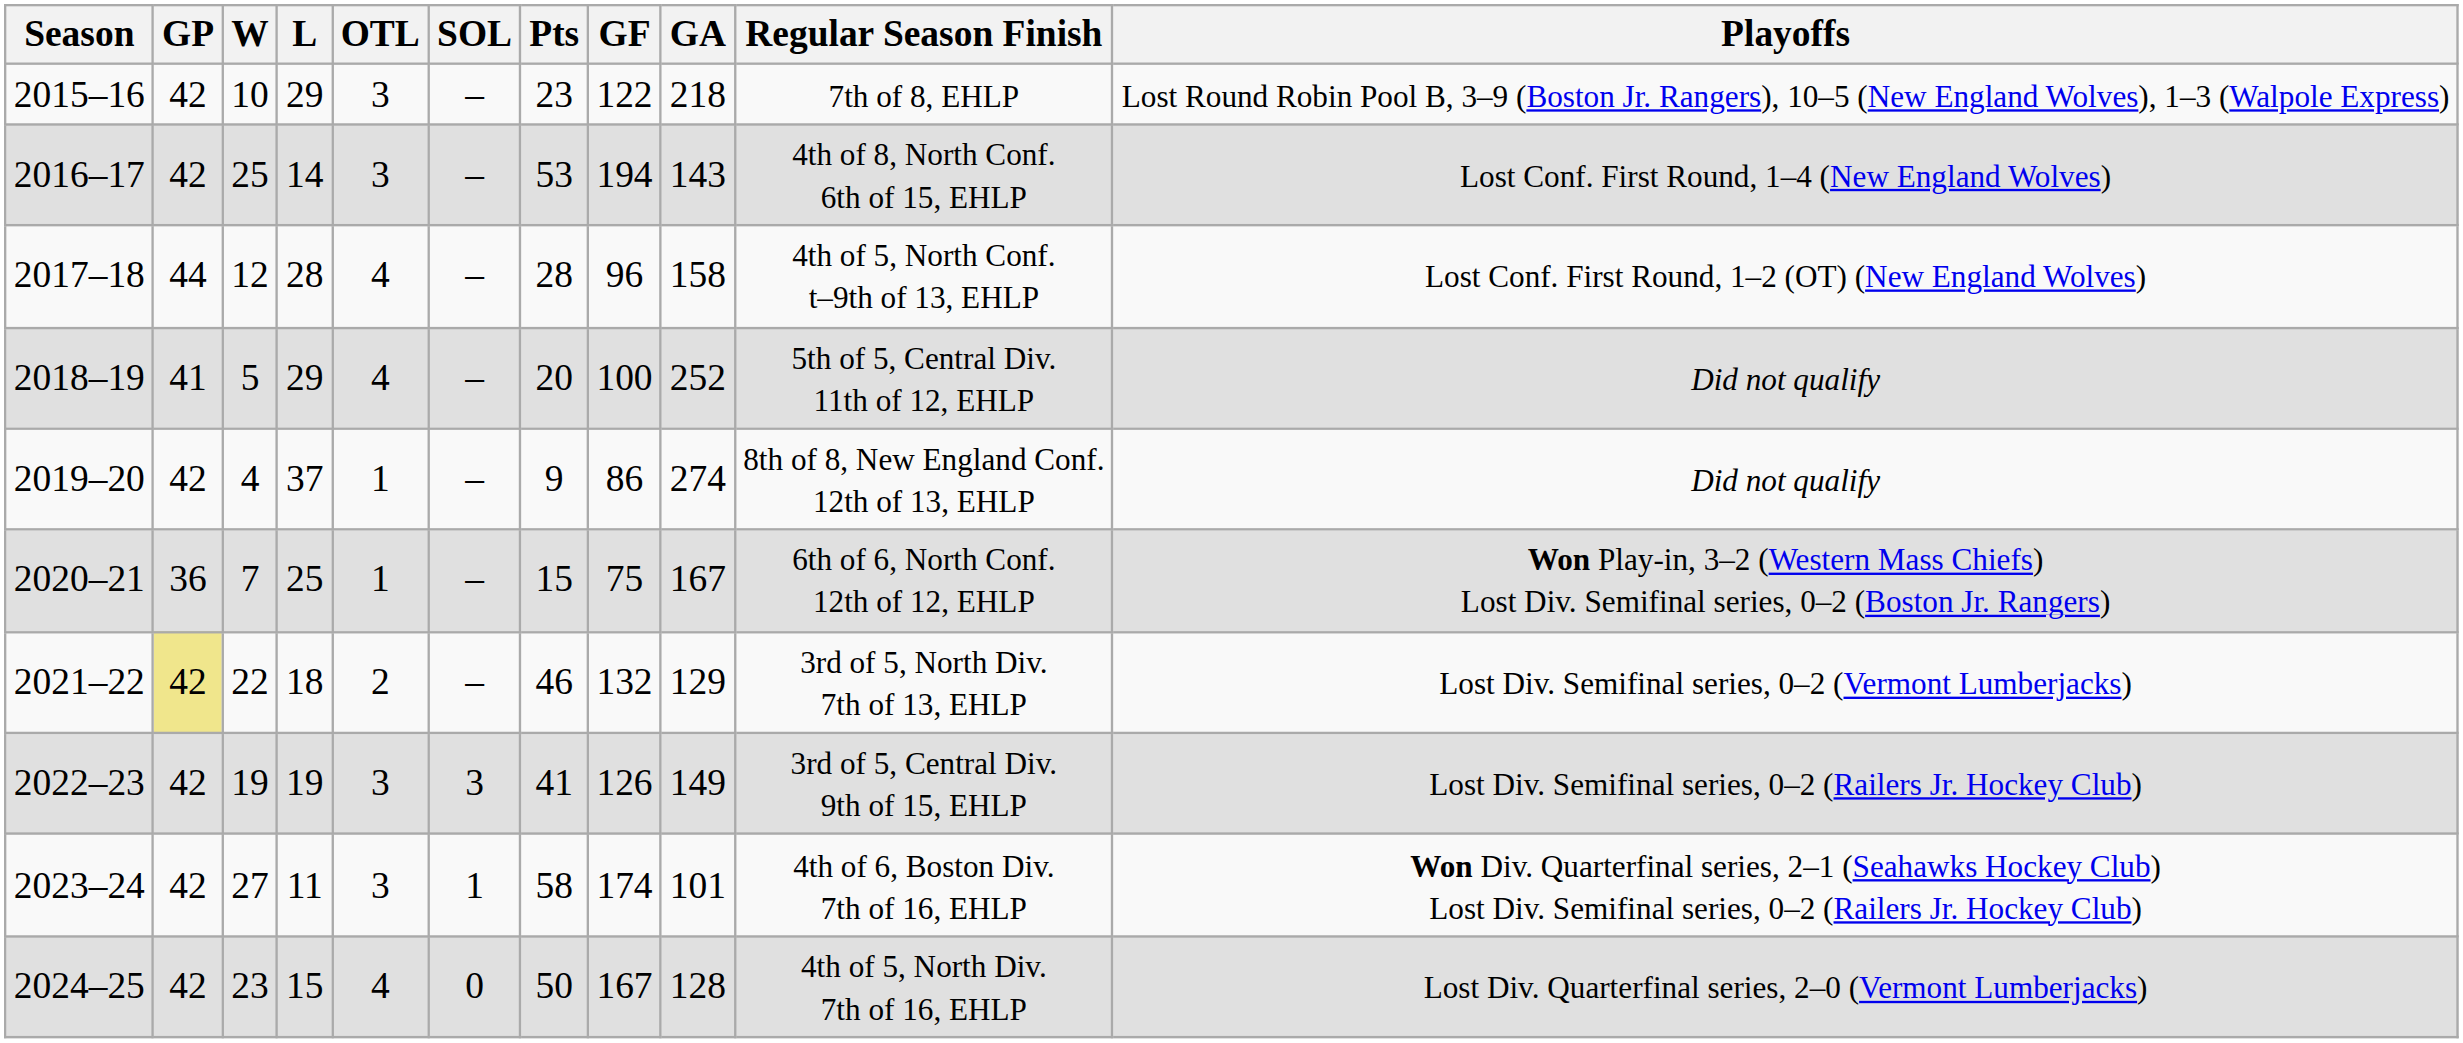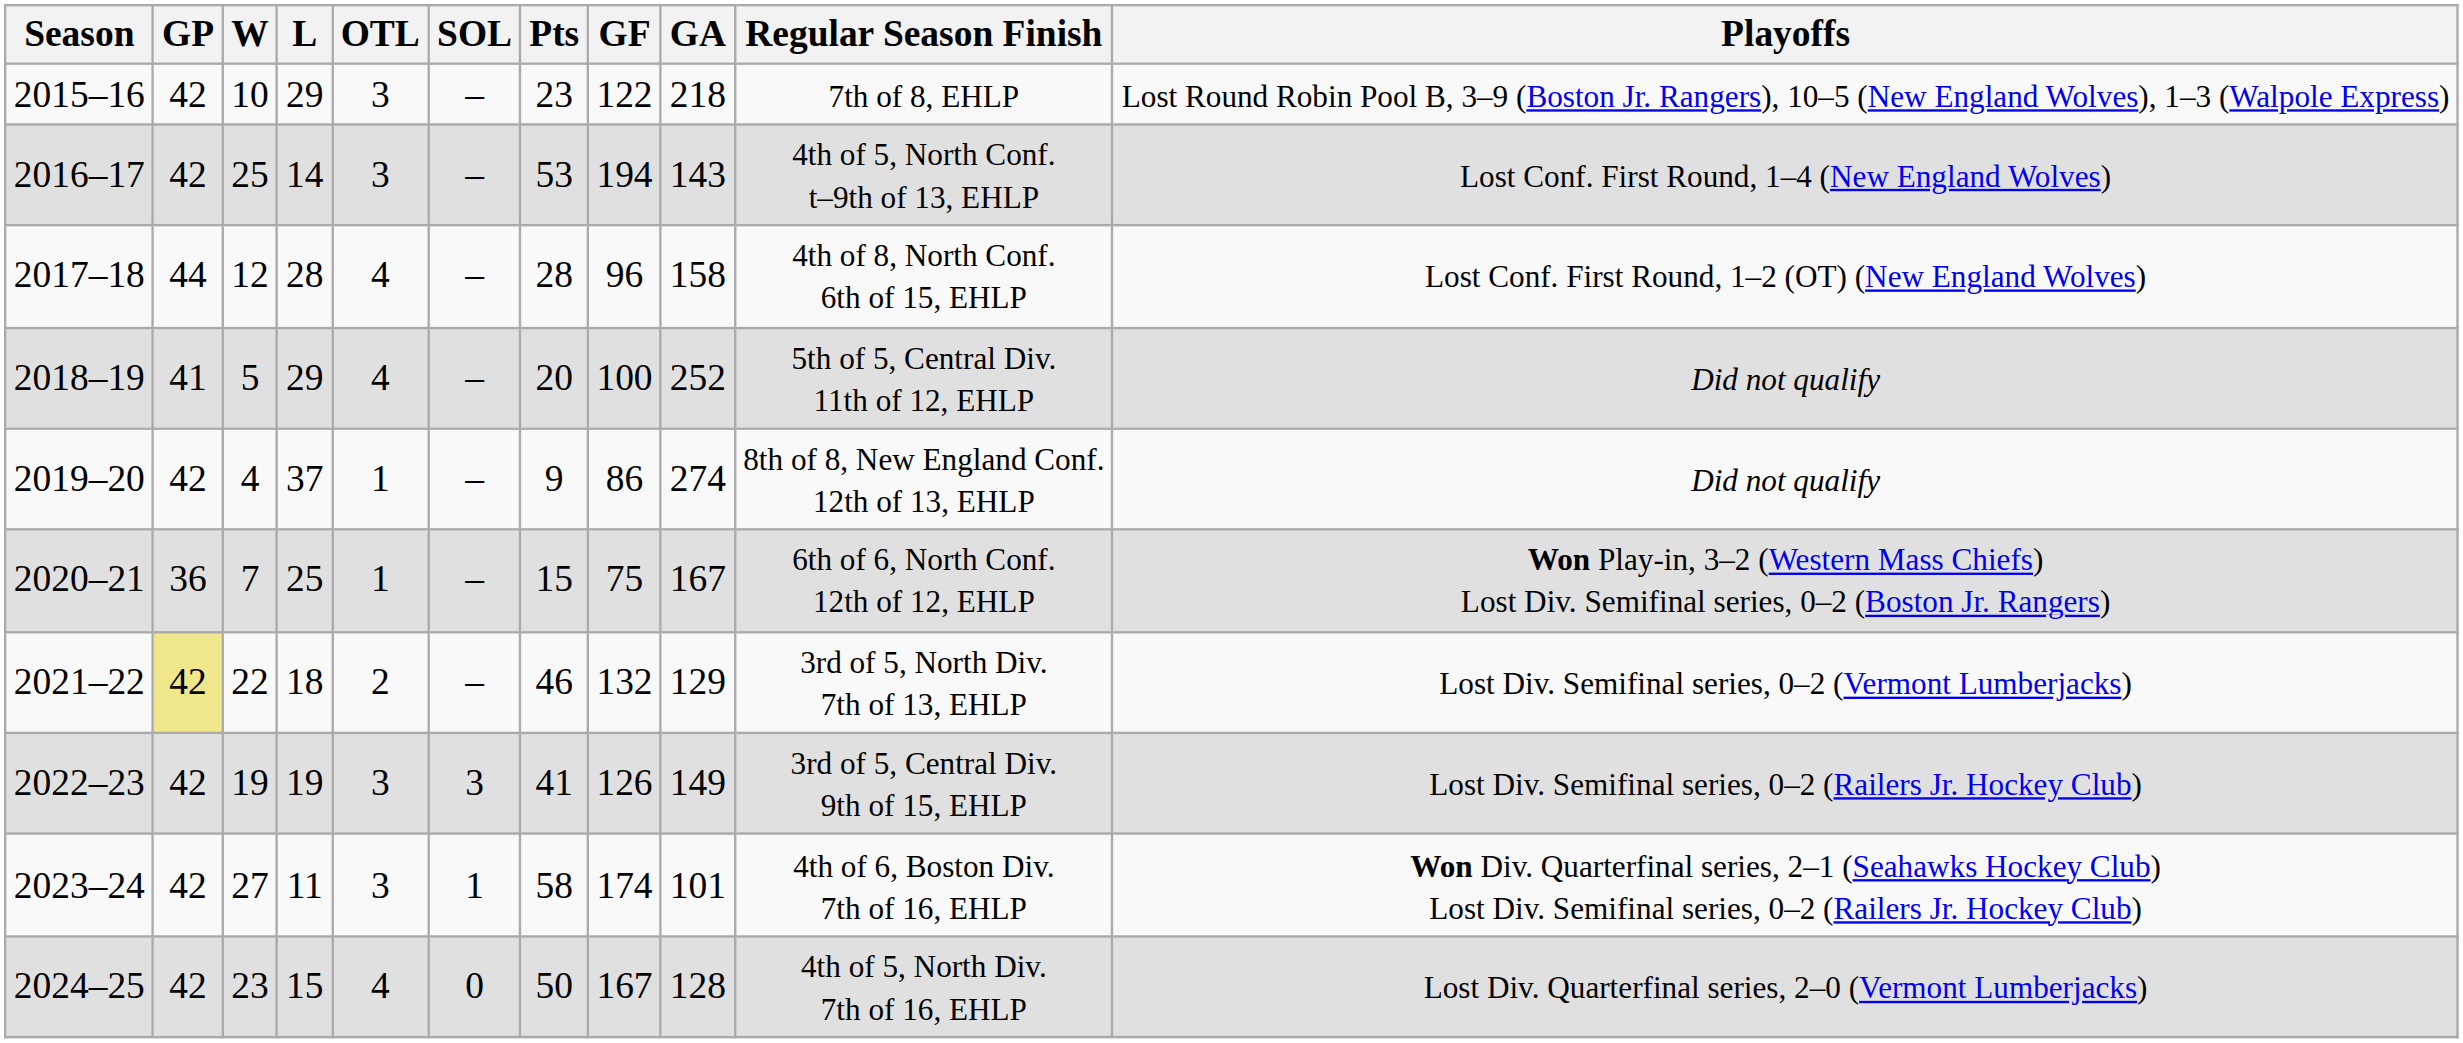(924, 176) 4th of 8, North Conf. 6th of 15, EHLP -> (924, 176) 4th of 5, North Conf. t–9th of 13, EHLP
(924, 277) 4th of 5, North Conf. t–9th of 13, EHLP -> (924, 277) 4th of 8, North Conf. 6th of 15, EHLP
